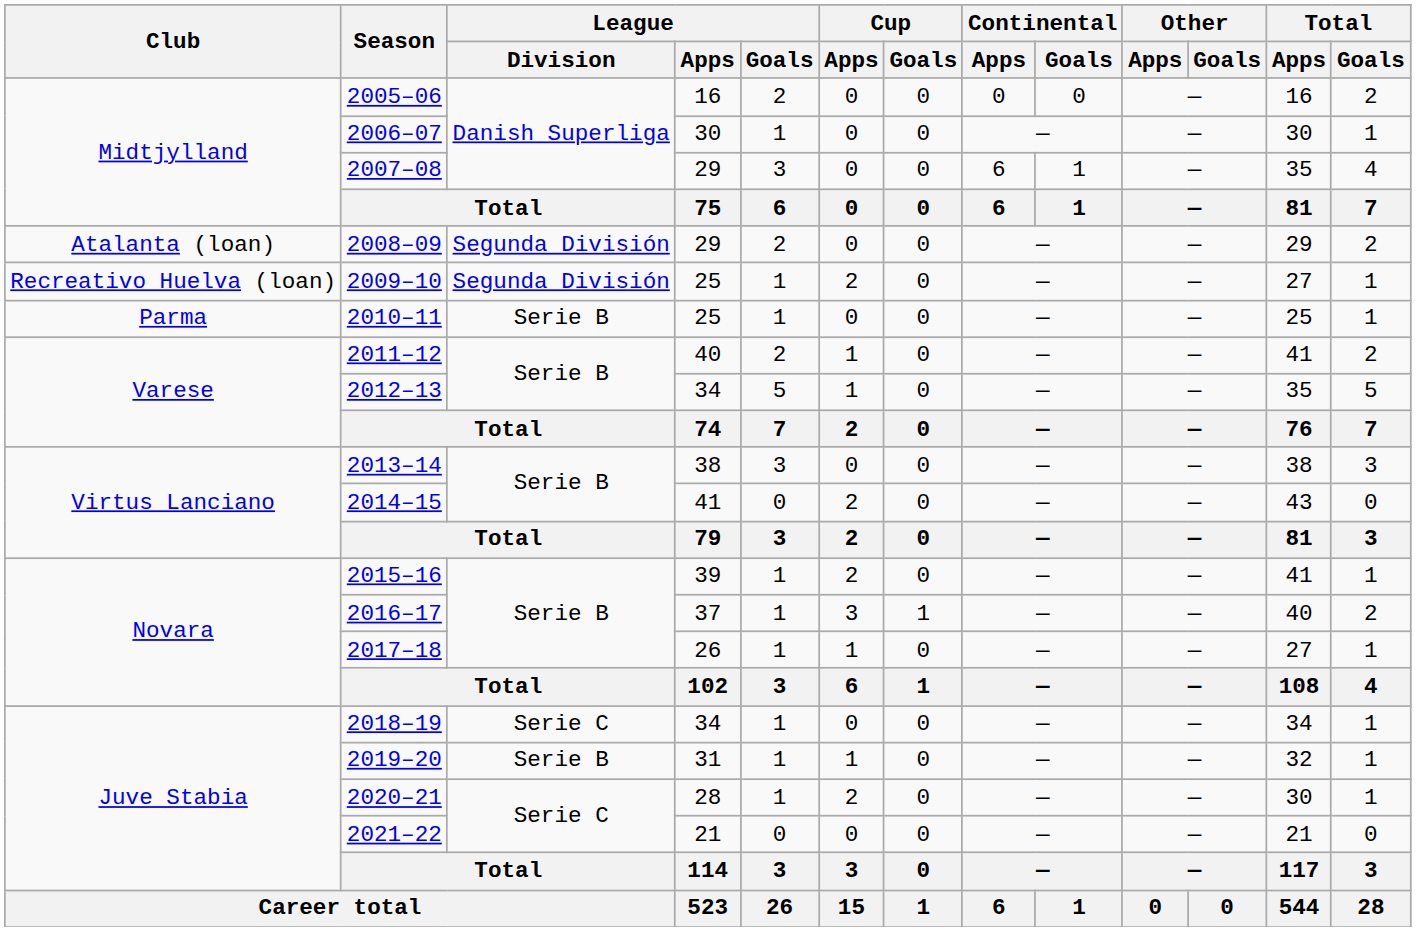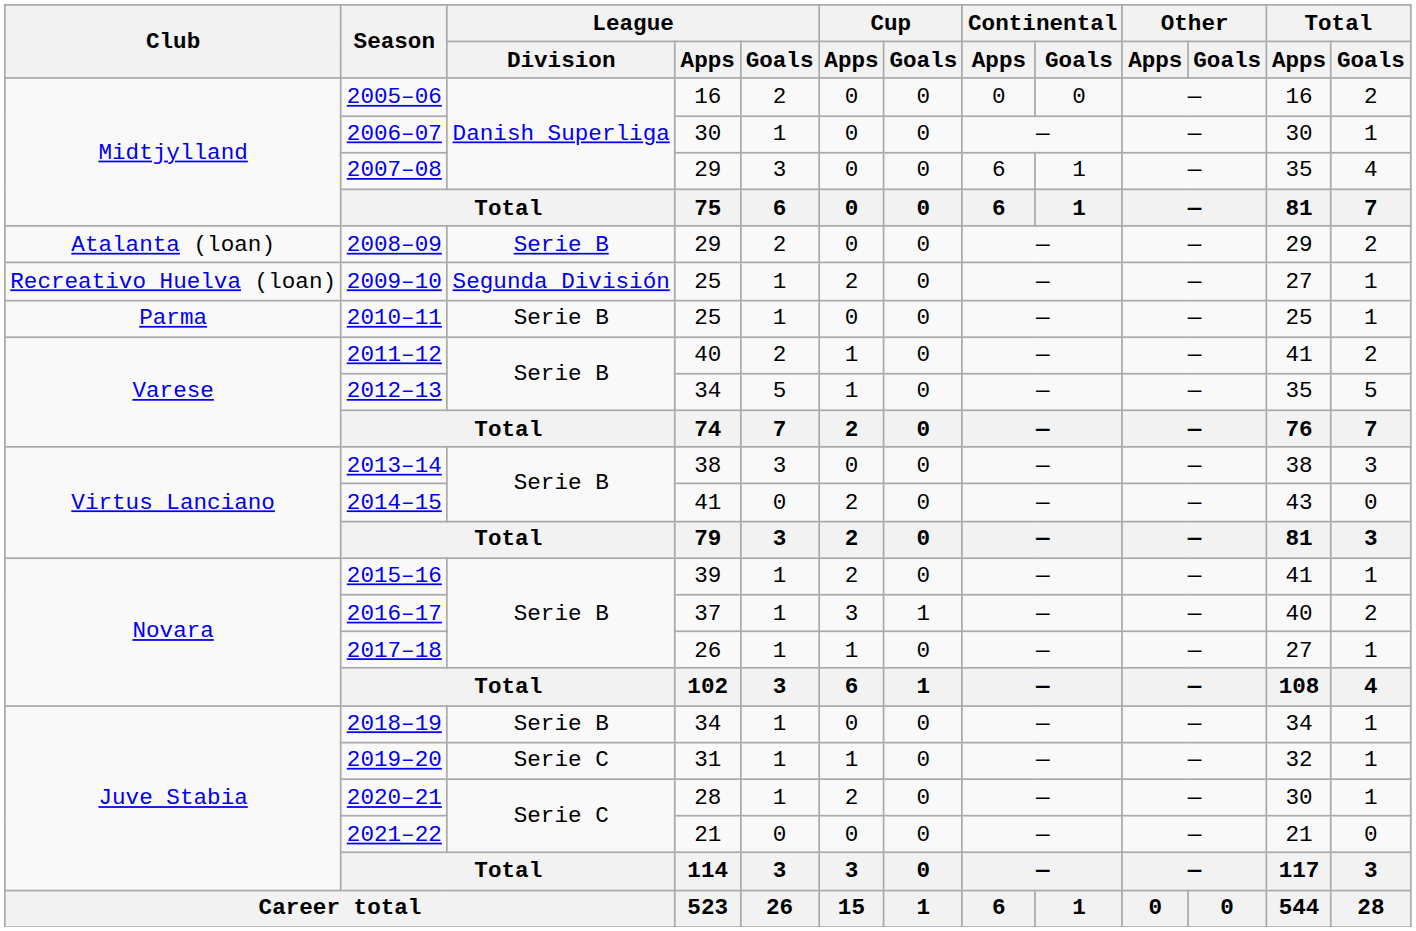(561, 245) Segunda División -> (561, 245) Serie B
(561, 724) Serie C -> (561, 724) Serie B
(561, 761) Serie B -> (561, 761) Serie C
